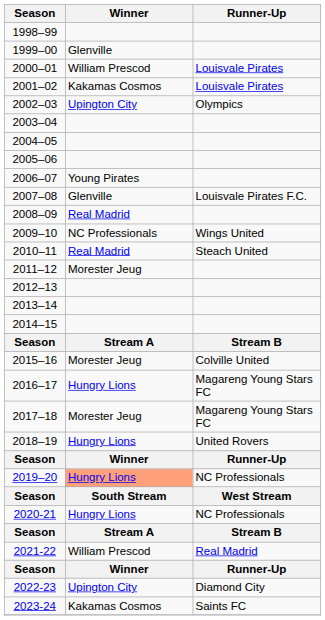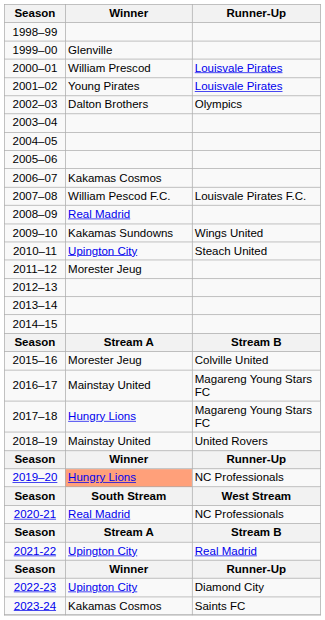(115, 86) Kakamas Cosmos -> (104, 86) Young Pirates
(102, 104) Upington City -> (108, 104) Dalton Brothers
(104, 178) Young Pirates -> (115, 178) Kakamas Cosmos
(90, 196) Glenville -> (119, 196) William Pescod F.C.
(112, 232) NC Professionals -> (121, 232) Kakamas Sundowns
(99, 251) Real Madrid -> (103, 251) Upington City
(102, 385) Hungry Lions -> (109, 385) Mainstay United
(105, 416) Morester Jeug -> (102, 416) Hungry Lions
(102, 441) Hungry Lions -> (109, 441) Mainstay United
(102, 514) Hungry Lions -> (99, 514) Real Madrid
(109, 551) William Prescod -> (103, 551) Upington City
